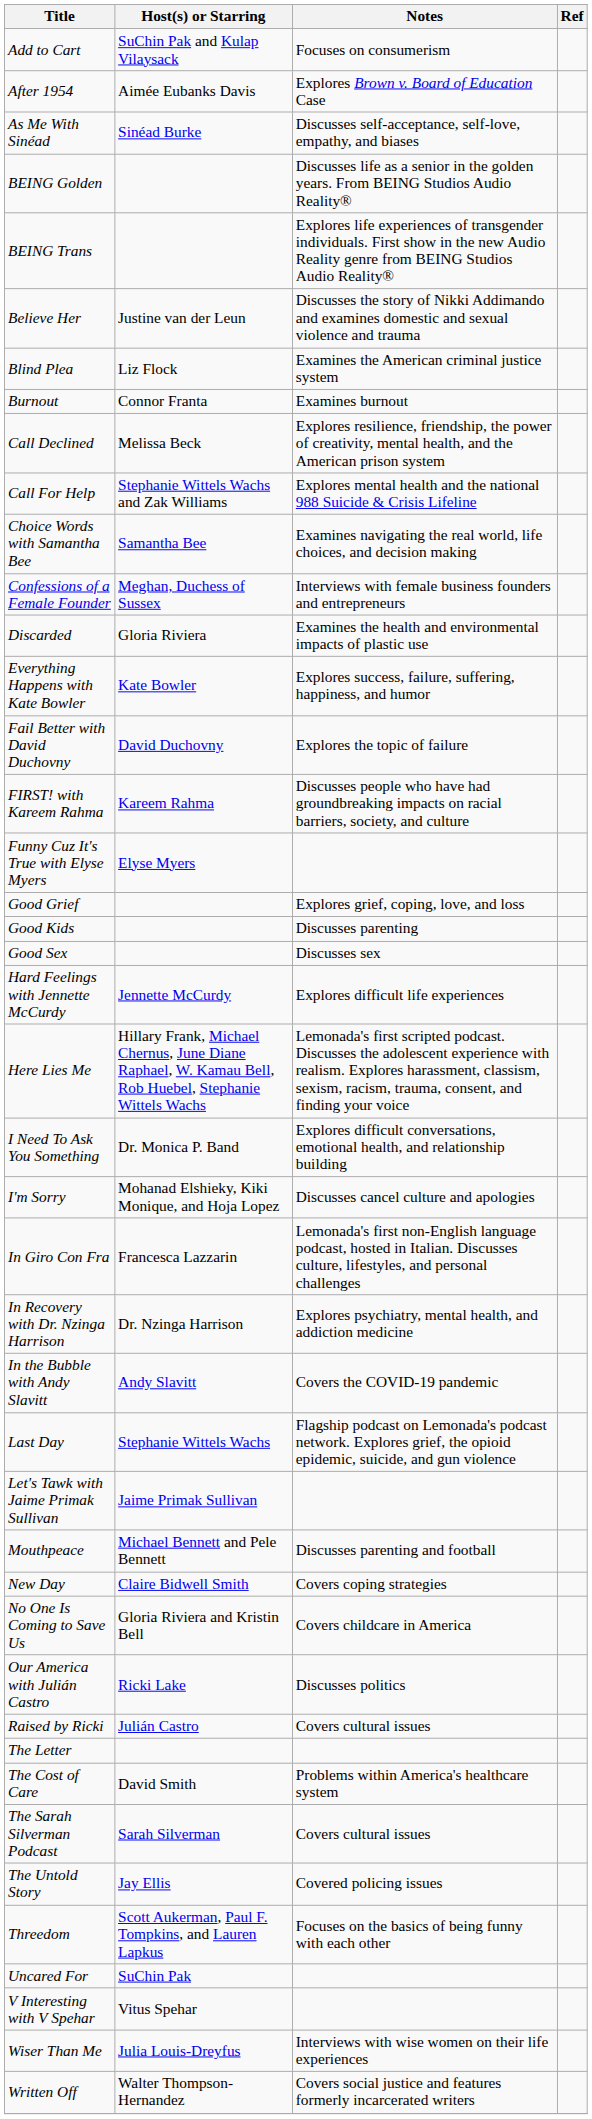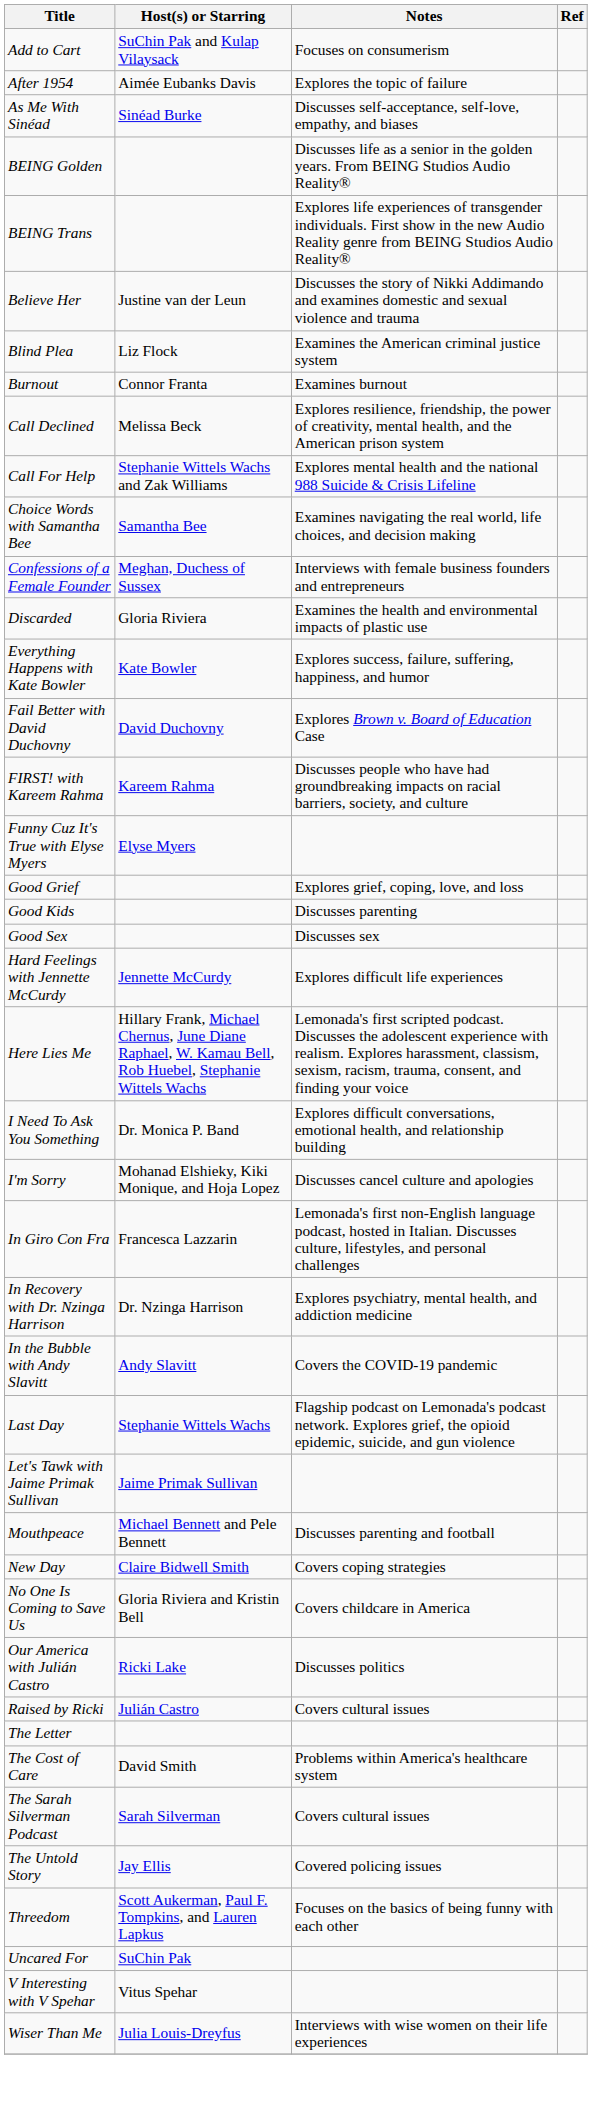(414, 91) Explores Brown v. Board of Education Case -> (381, 82) Explores the topic of failure
(382, 744) Explores the topic of failure -> (413, 727) Explores Brown v. Board of Education Case
- row: (42, 2092)
